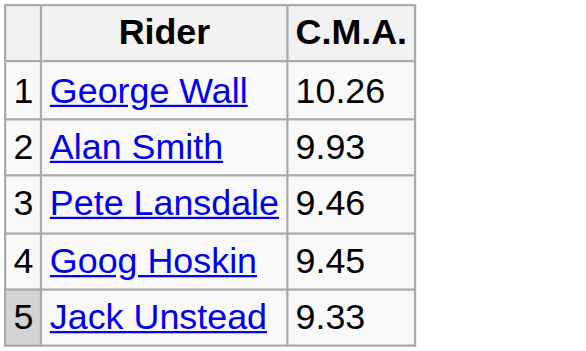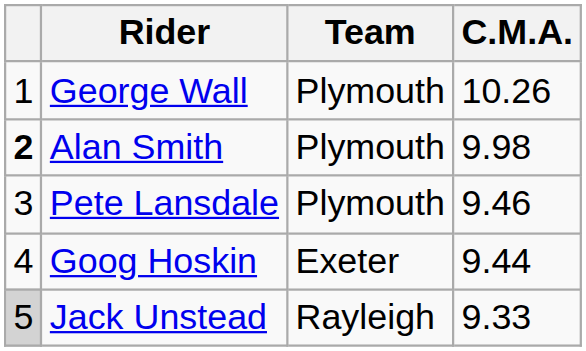+ column: (370, 32)
(23, 146) normal -> (23, 146) bold
(330, 146) 9.93 -> (496, 146) 9.98
(330, 260) 9.45 -> (496, 260) 9.44
